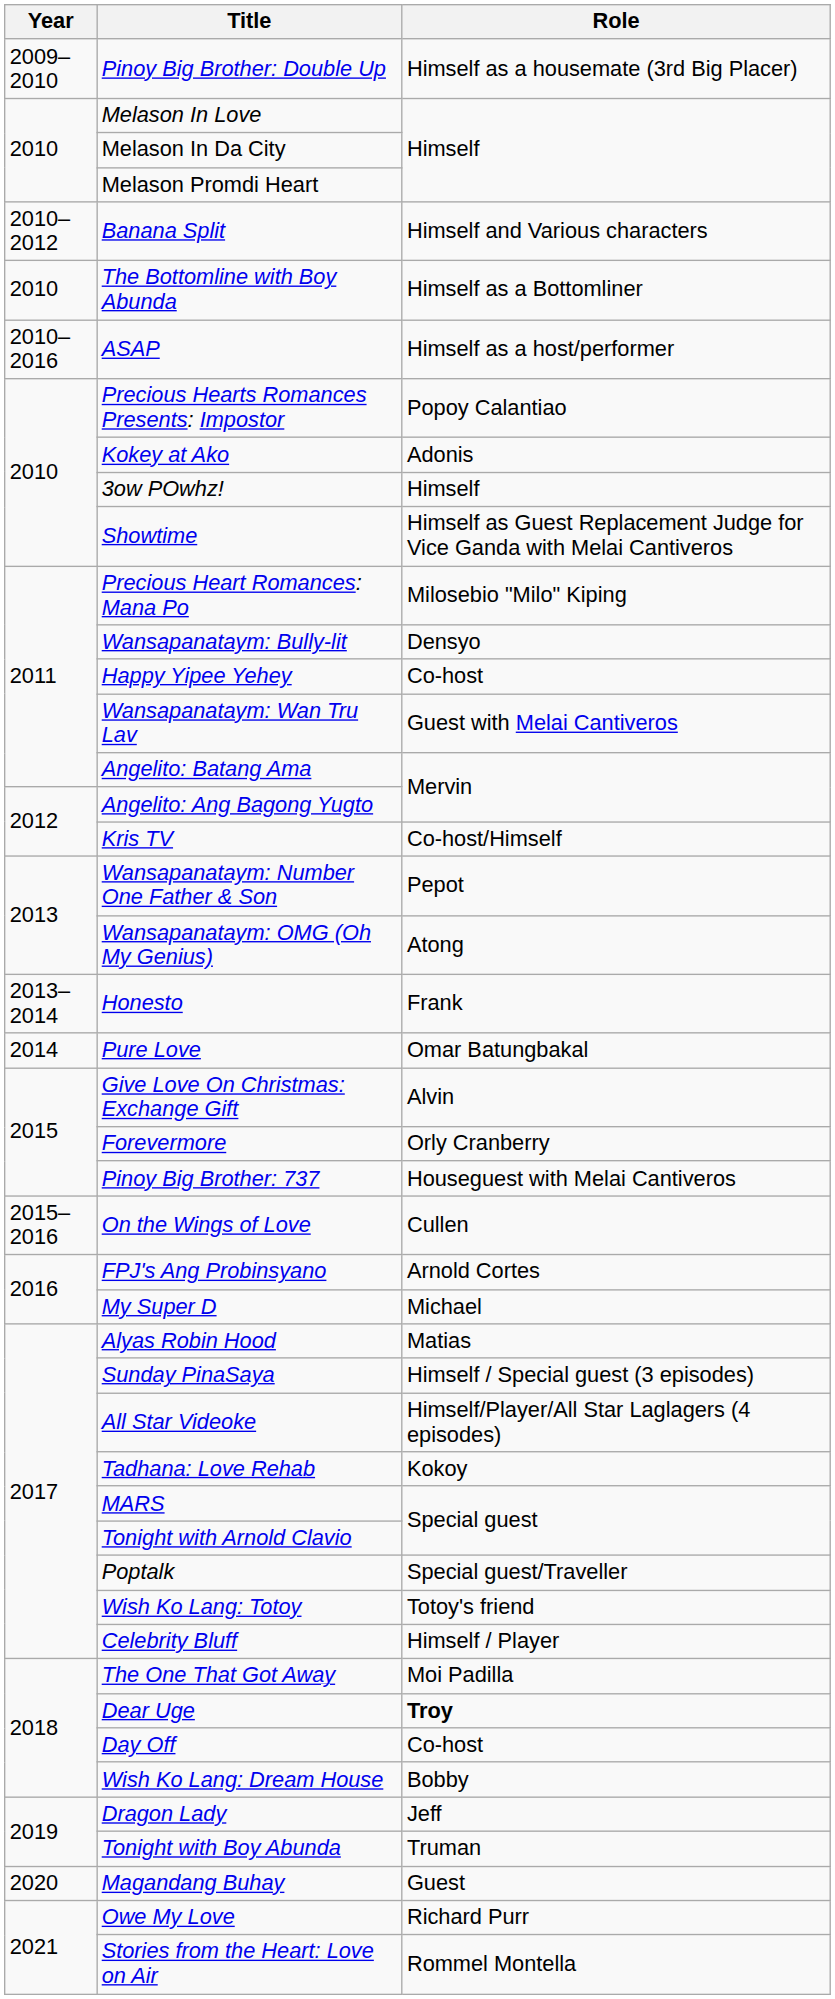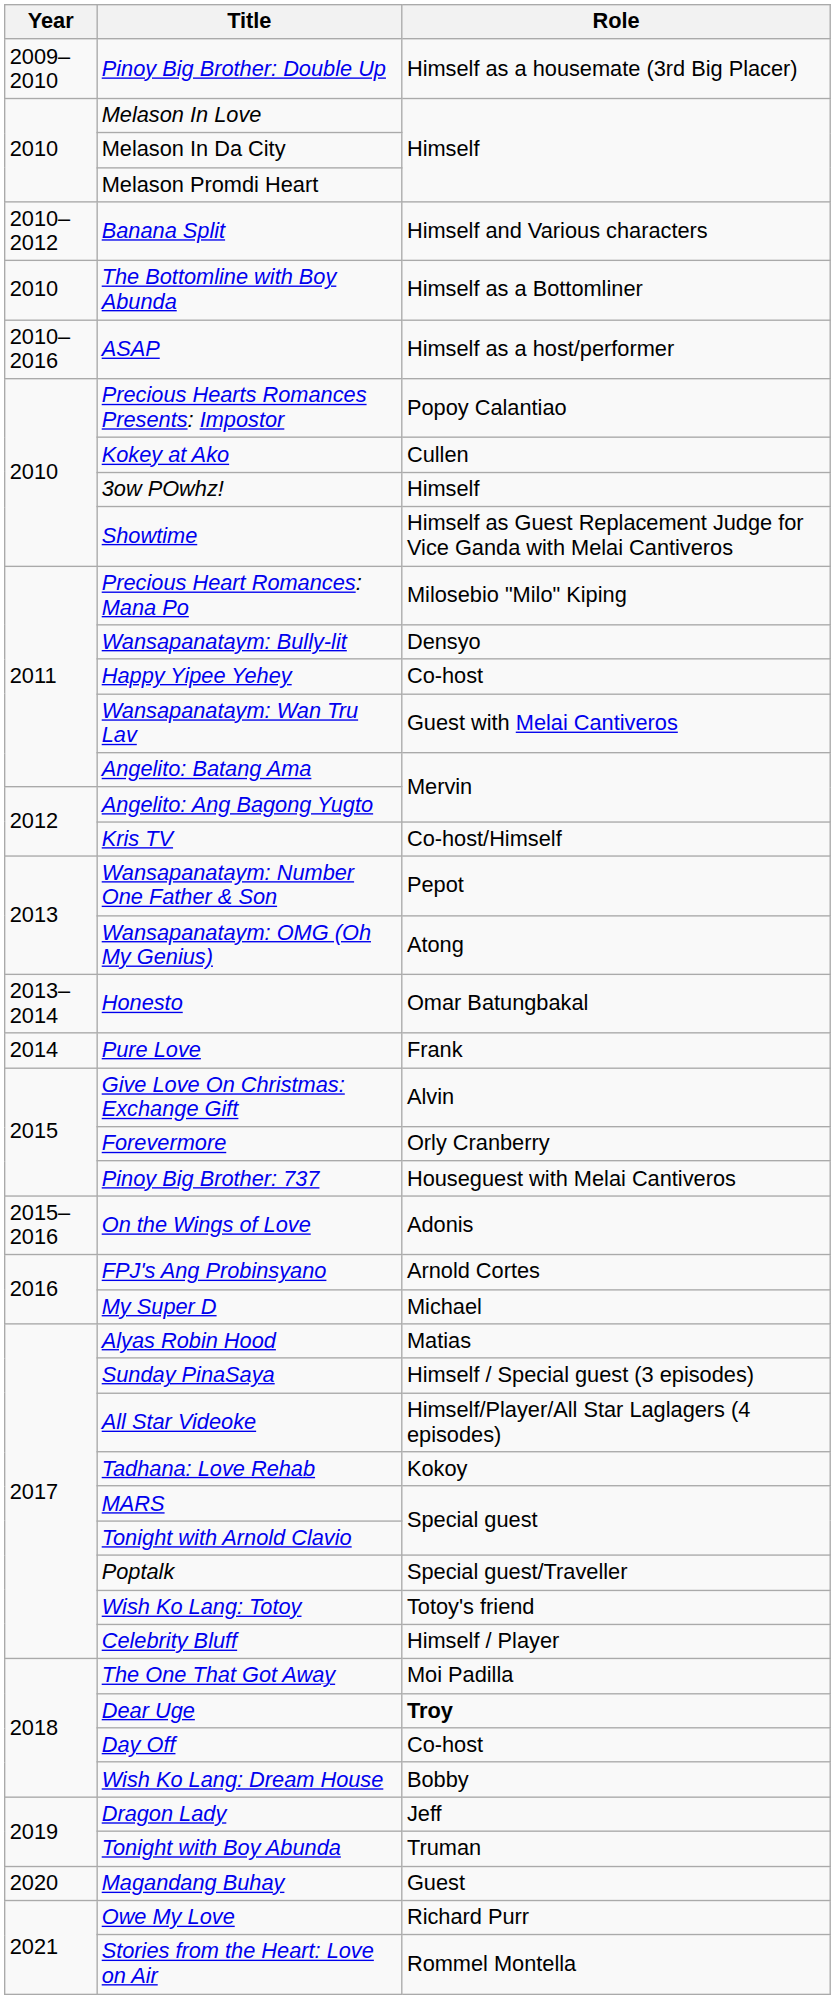(440, 454) Adonis -> (438, 454) Cullen
(435, 1003) Frank -> (498, 1003) Omar Batungbakal
(498, 1050) Omar Batungbakal -> (435, 1050) Frank
(438, 1225) Cullen -> (440, 1225) Adonis
